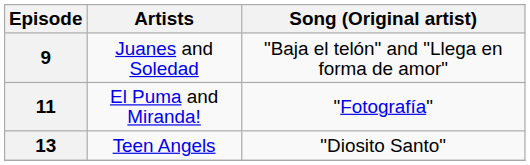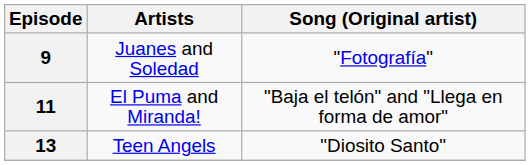(383, 58) "Baja el telón" and "Llega en forma de amor" -> (383, 58) "Fotografía"
(383, 107) "Fotografía" -> (383, 107) "Baja el telón" and "Llega en forma de amor"
